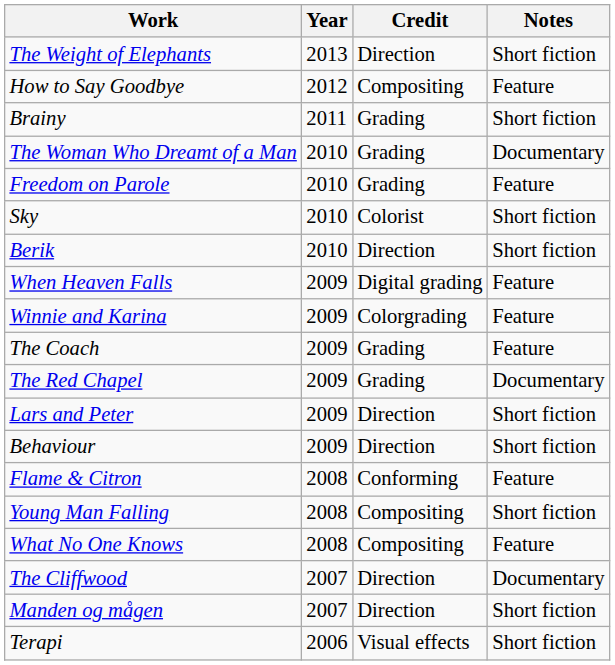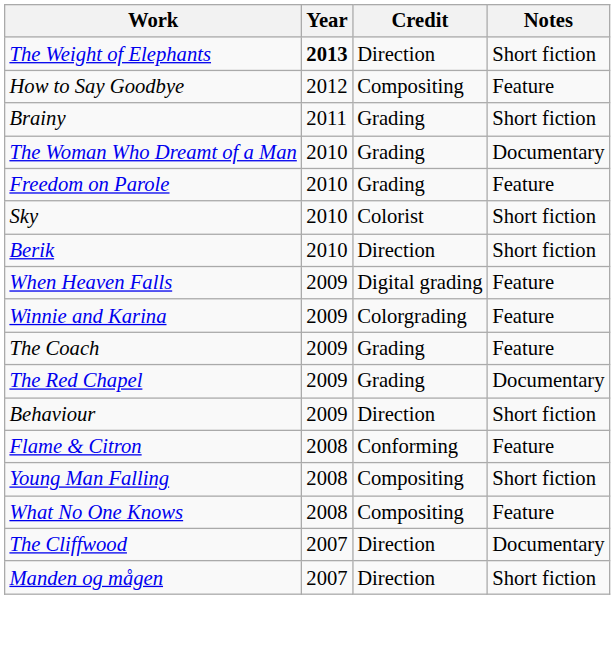(327, 53) normal -> (327, 53) bold
- row: (71, 413)
- row: (36, 642)
